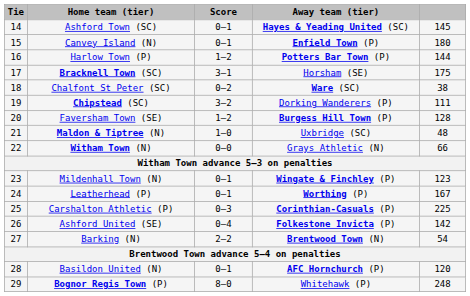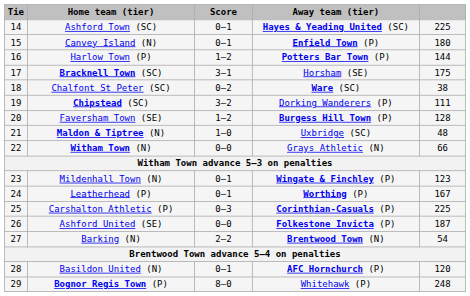(443, 27) 145 -> (443, 27) 225
(223, 224) 0–4 -> (223, 224) 0–0
(443, 224) 142 -> (443, 224) 187
